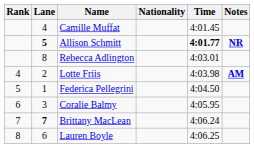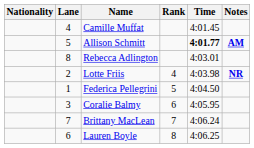columns swapped: (18, 12) <-> (162, 12)
(44, 43) bold -> (68, 43) normal
(236, 43) NR -> (236, 43) AM
(236, 74) AM -> (236, 74) NR
(44, 120) bold -> (68, 120) normal
